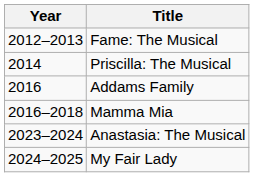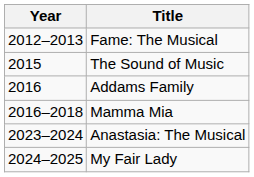- row: (161, 64)
+ row: (157, 64)
